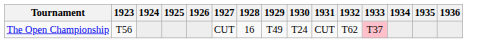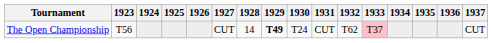+ column: (475, 13)
(249, 29) 16 -> (249, 29) 14
(274, 29) normal -> (274, 29) bold
